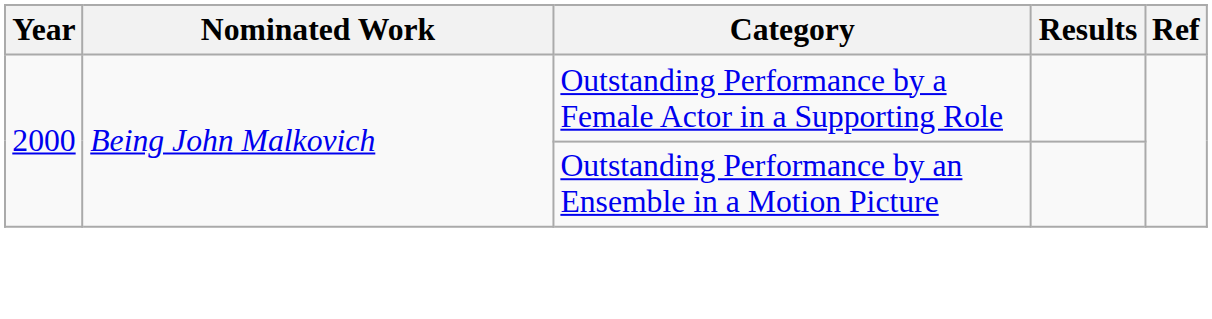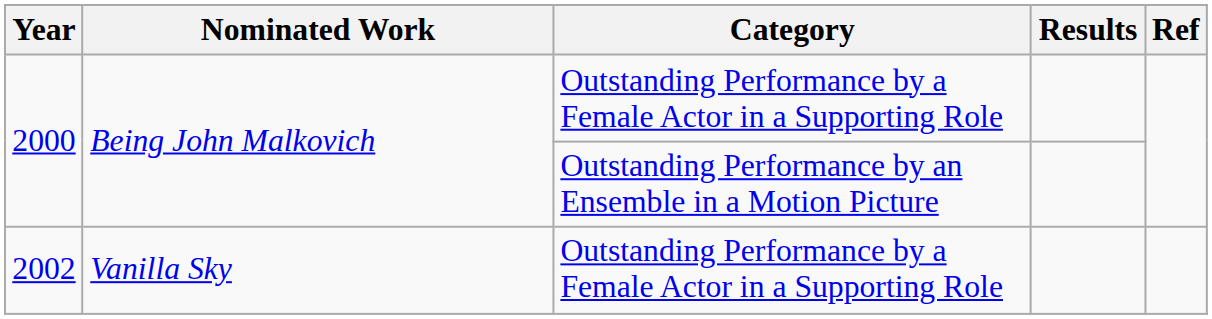+ row: (44, 269)
